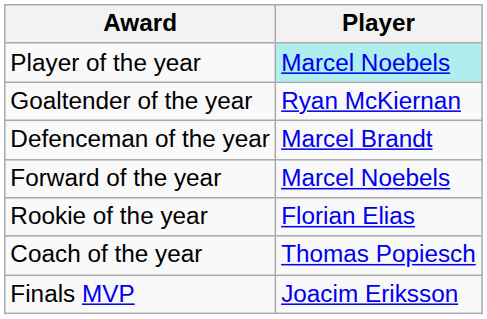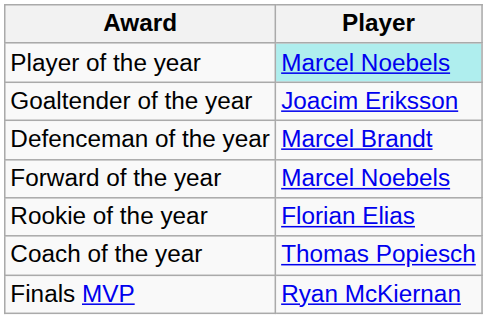(371, 100) Ryan McKiernan -> (370, 100) Joacim Eriksson
(370, 293) Joacim Eriksson -> (371, 293) Ryan McKiernan
